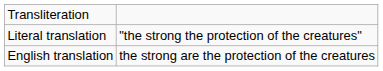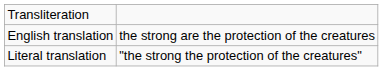rows swapped: (57, 35) <-> (60, 55)
